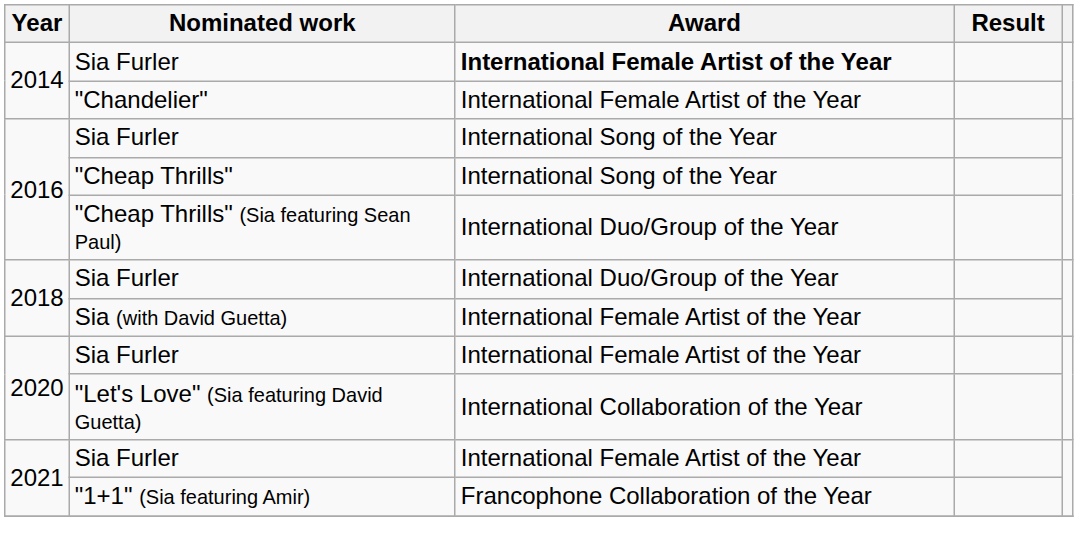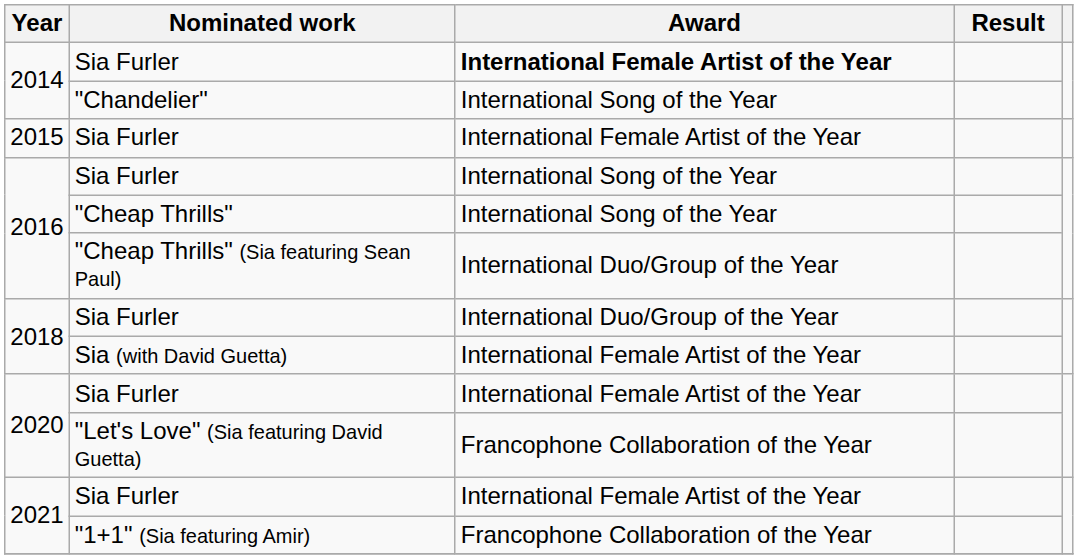(661, 99) International Female Artist of the Year -> (619, 99) International Song of the Year
+ row: (37, 137)
(662, 406) International Collaboration of the Year -> (666, 444) Francophone Collaboration of the Year
